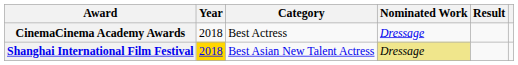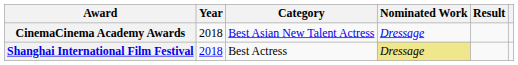(258, 32) Best Actress -> (301, 32) Best Asian New Talent Actress
(211, 51) gold background -> (211, 51) no background
(301, 51) Best Asian New Talent Actress -> (258, 51) Best Actress
